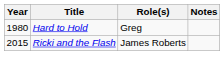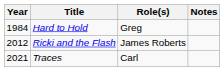(17, 27) 1980 -> (17, 27) 1984
(17, 43) 2015 -> (17, 43) 2012
+ row: (47, 58)
